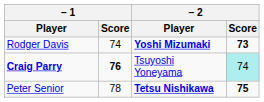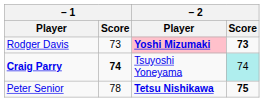(115, 45) 74 -> (115, 45) 73
(172, 45) no background -> (172, 45) pink background
(115, 67) 76 -> (115, 67) 74
